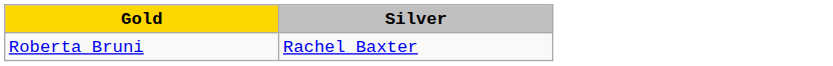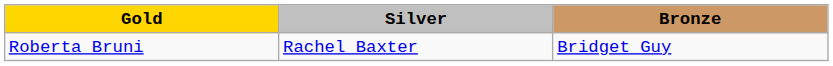+ column: (690, 19)
